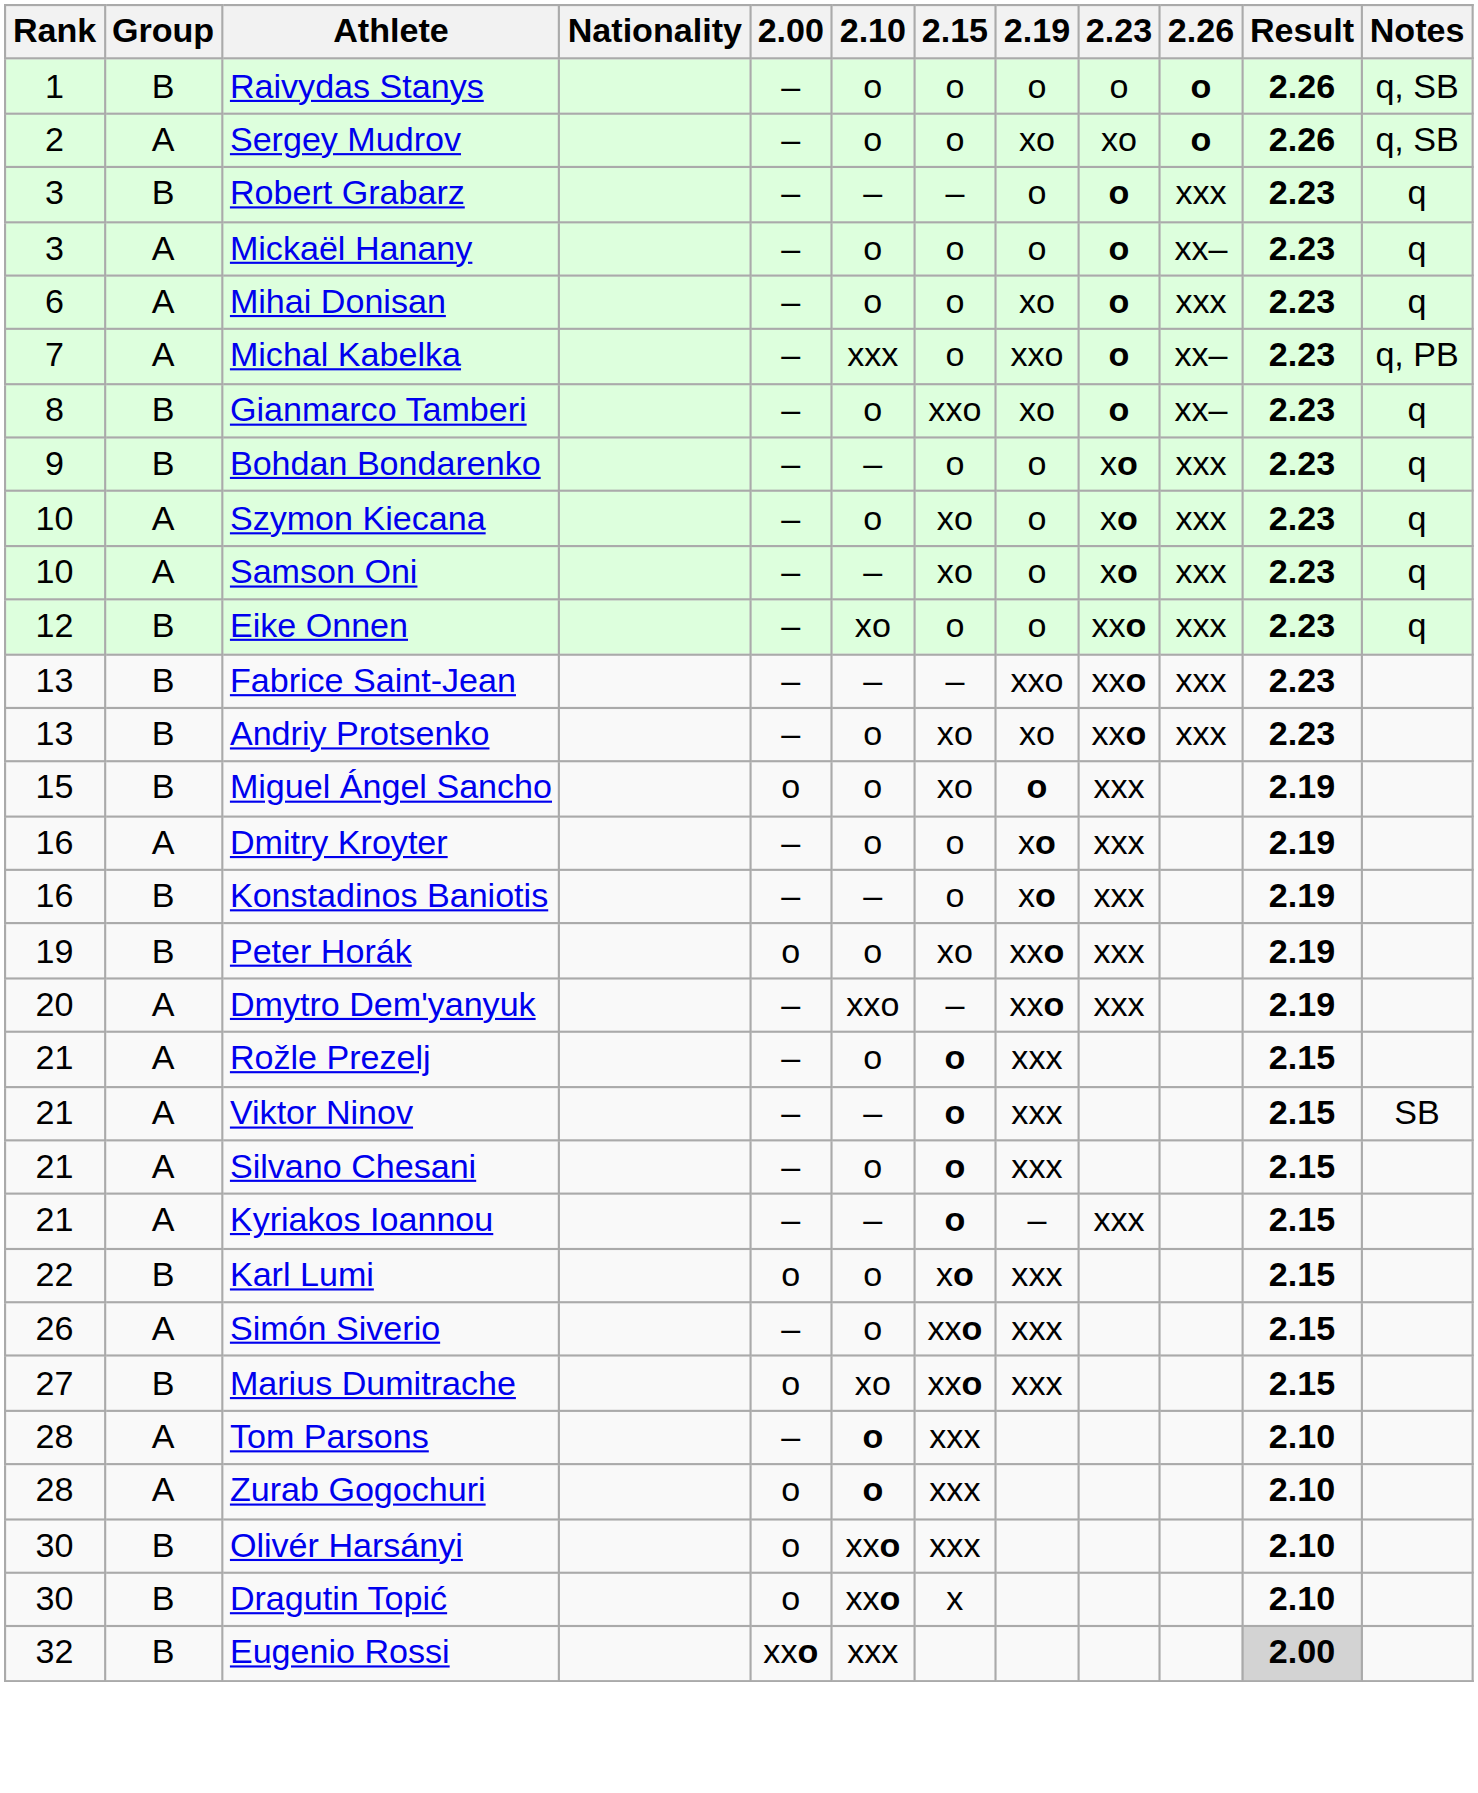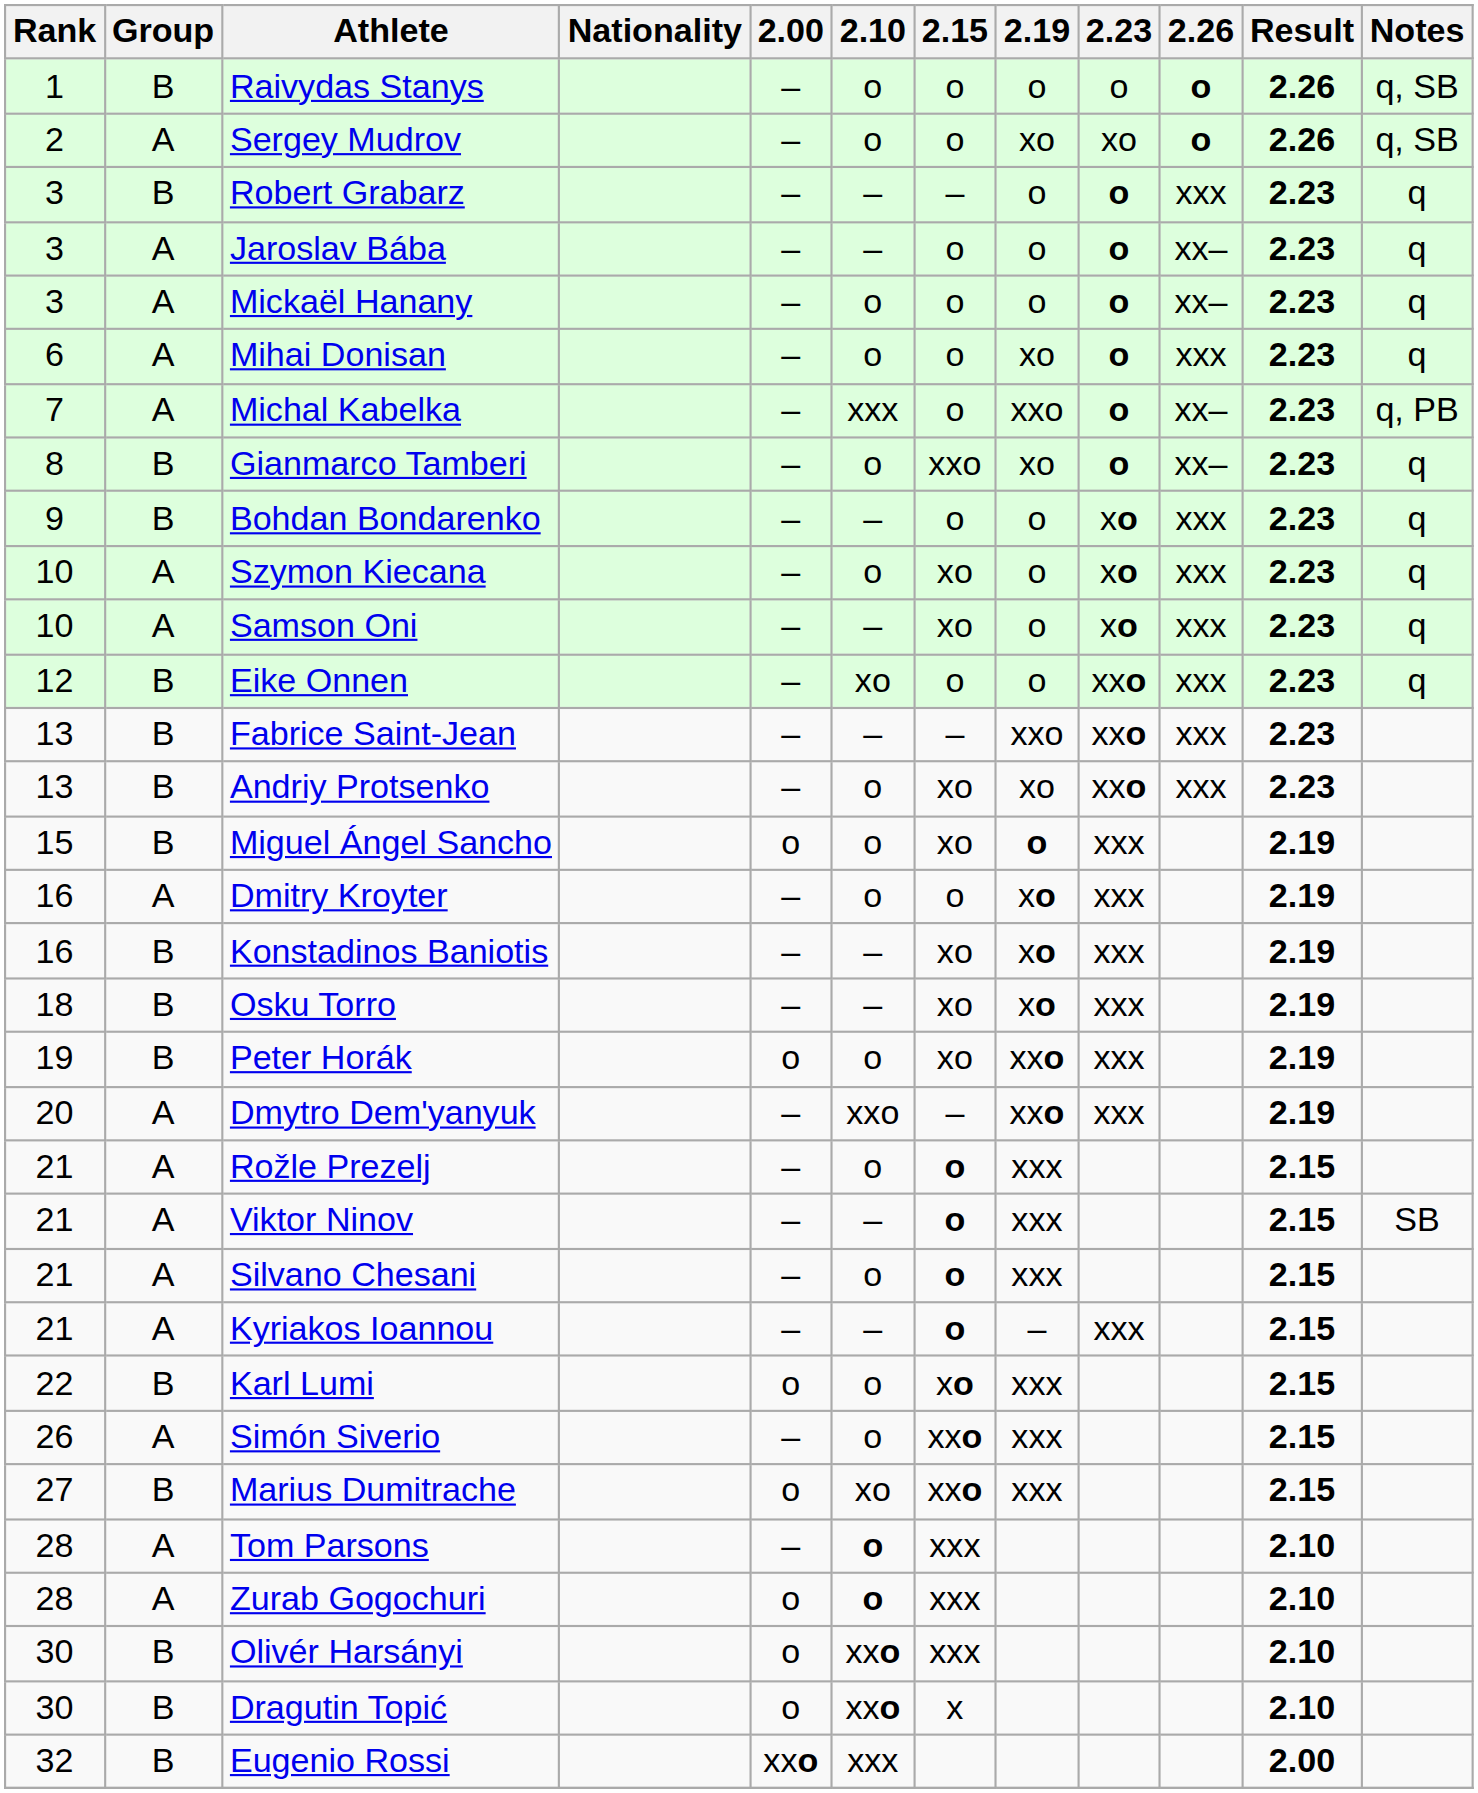+ row: (338, 247)
(955, 896) o -> (955, 950) xo
+ row: (313, 1004)
(1302, 1652) lightgrey background -> (1302, 1761) no background
